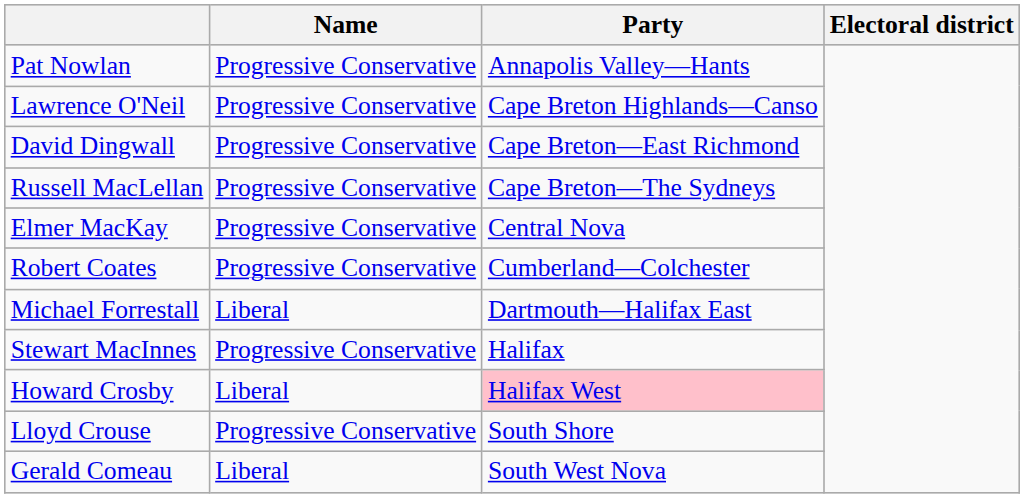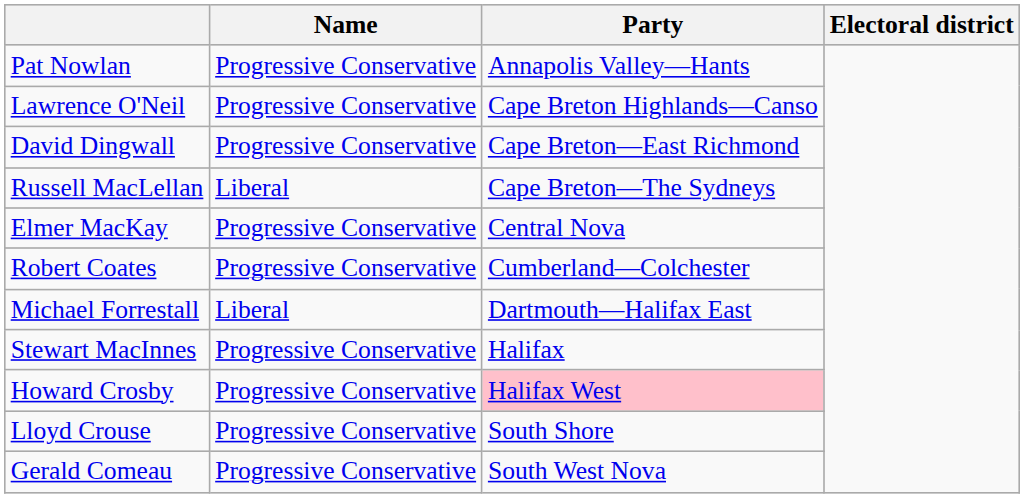(346, 187) Progressive Conservative -> (252, 187) Liberal
(252, 390) Liberal -> (346, 390) Progressive Conservative
(252, 471) Liberal -> (346, 471) Progressive Conservative
